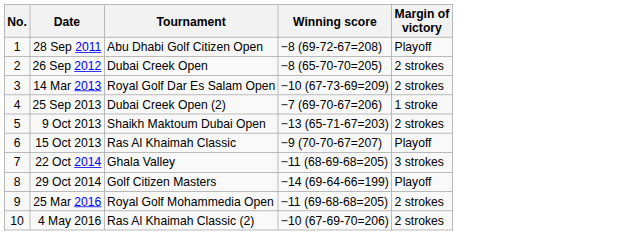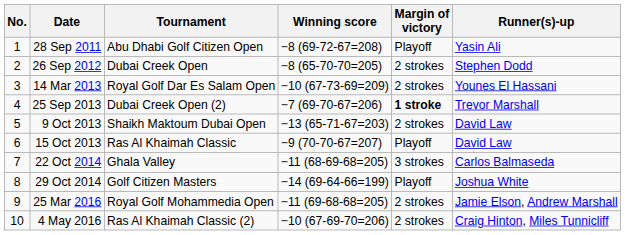+ column: (536, 21)
(416, 105) normal -> (418, 105) bold
